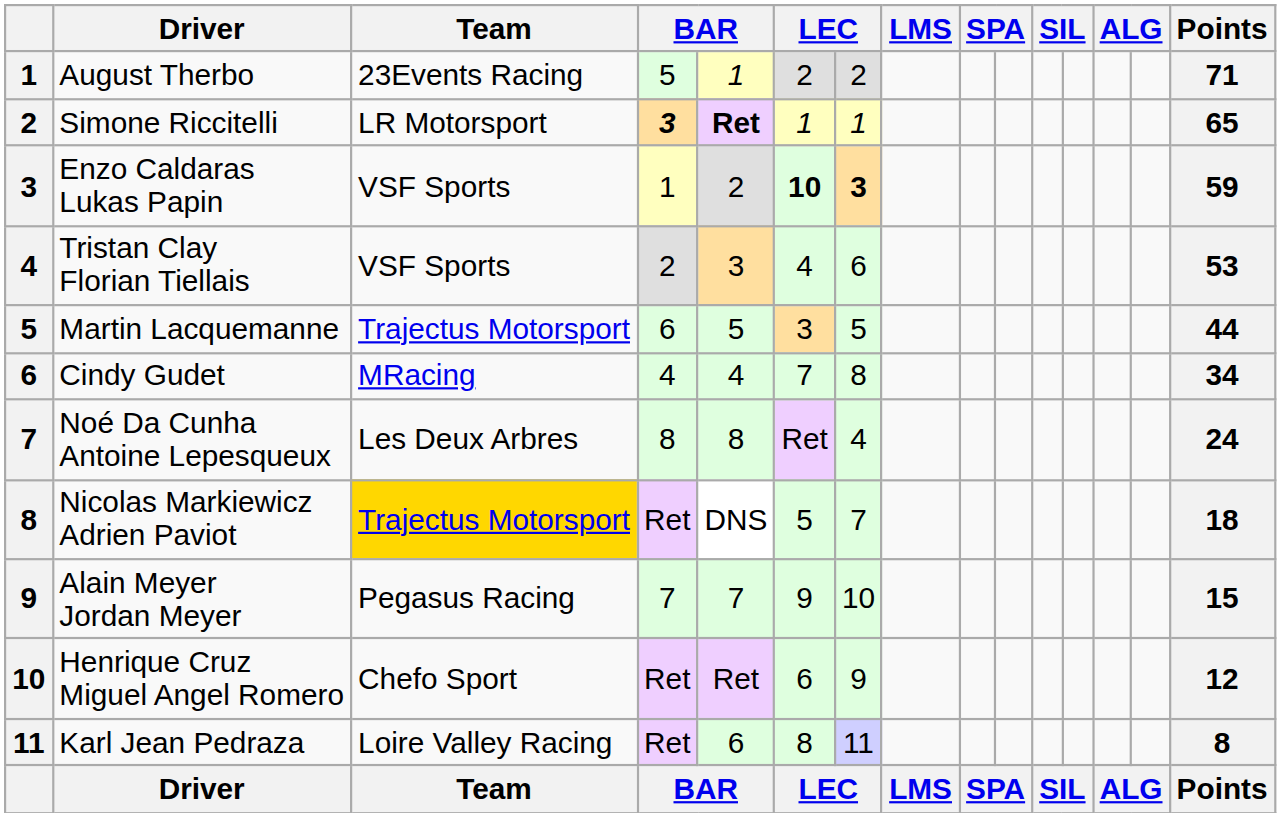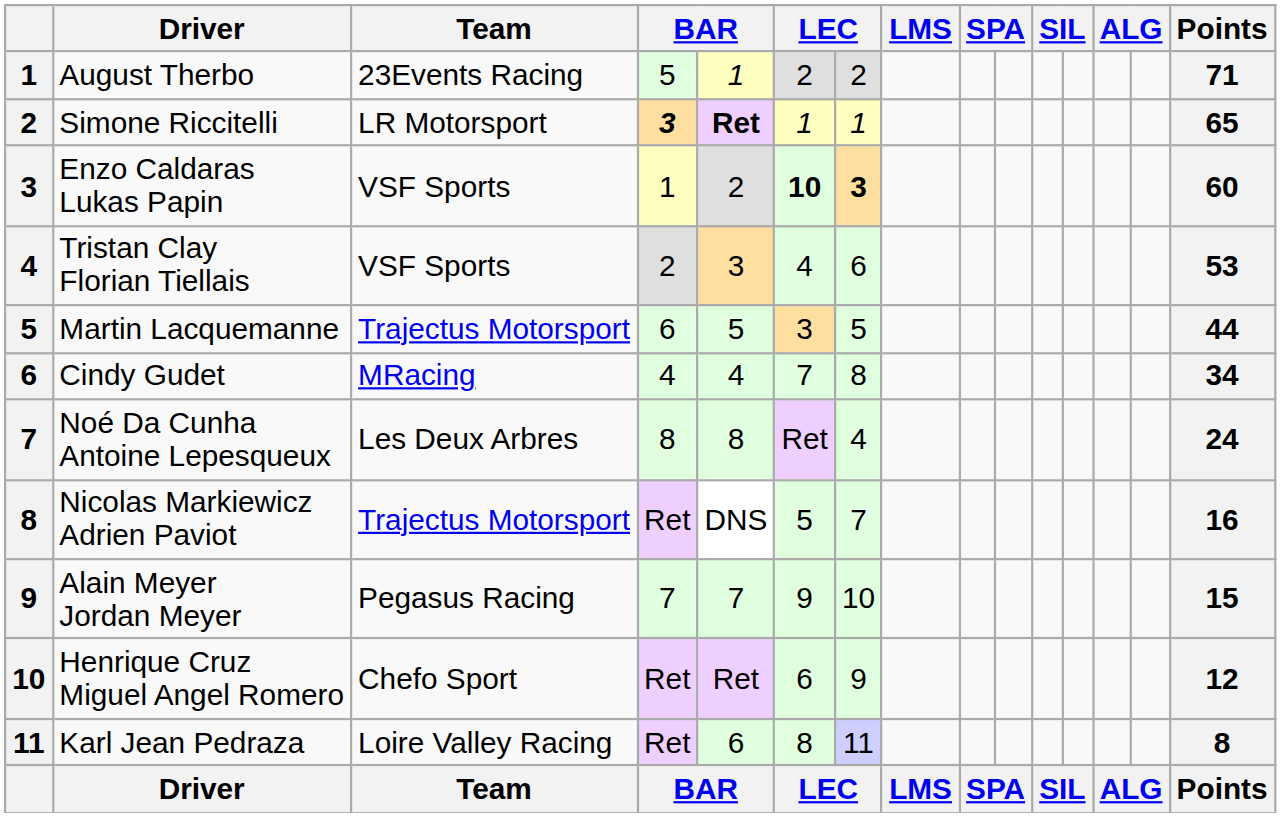(1222, 185) 59 -> (1222, 185) 60
(494, 519) gold background -> (494, 519) no background
(1222, 519) 18 -> (1222, 519) 16
